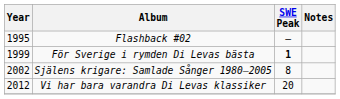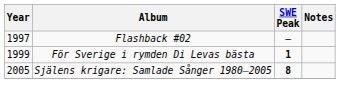(18, 39) 1995 -> (18, 39) 1997
(18, 70) 2002 -> (18, 70) 2005
(288, 70) normal -> (288, 70) bold
- row: (153, 86)
